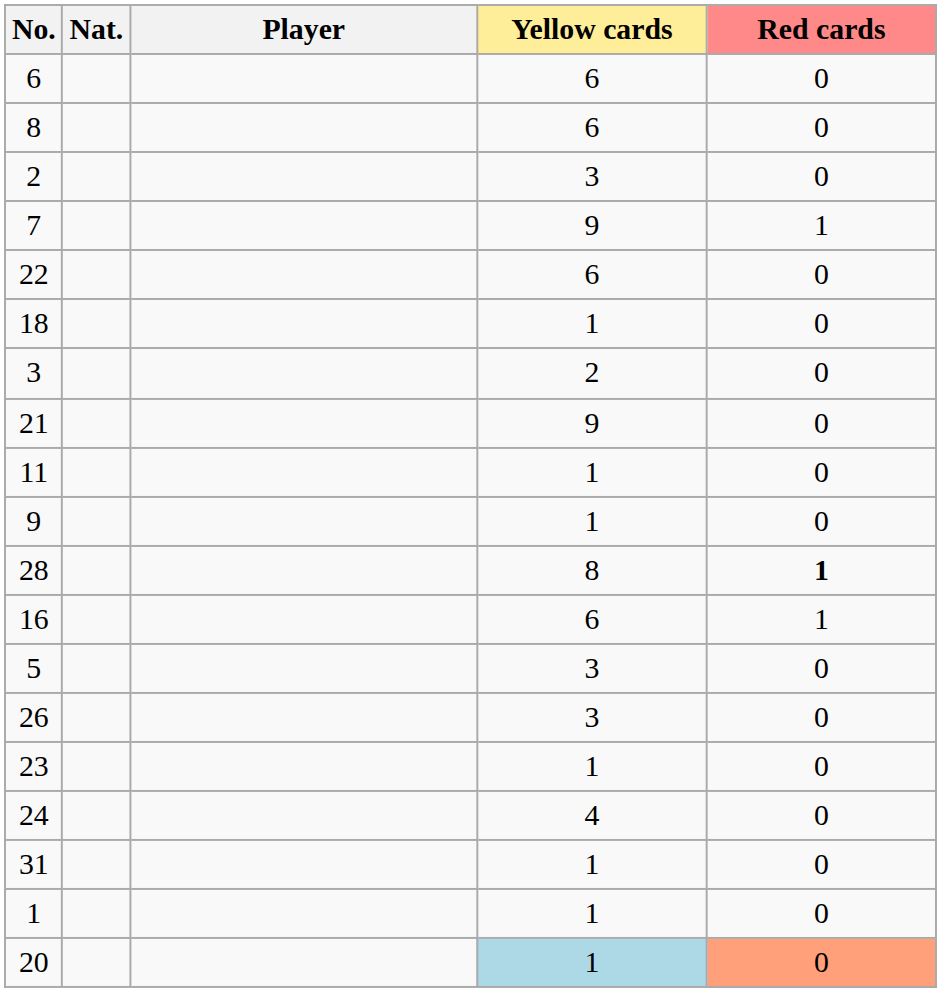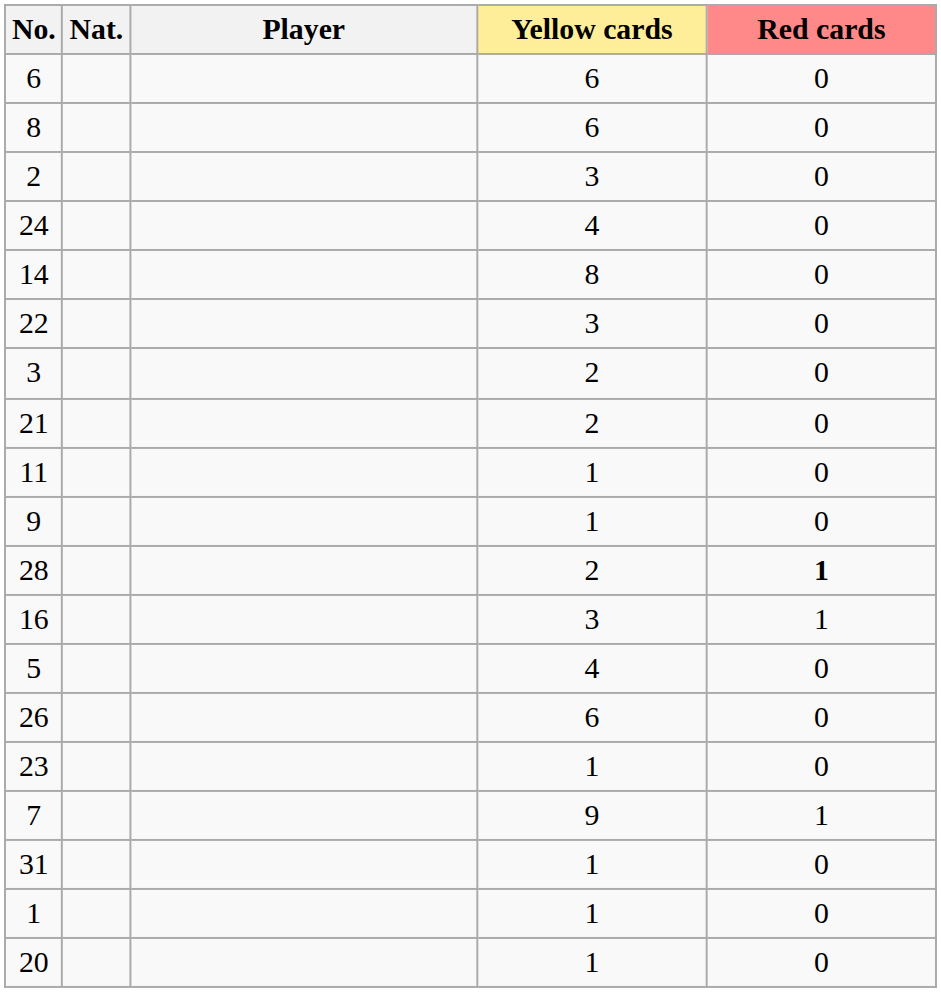rows swapped: (34, 225) <-> (34, 815)
+ row: (34, 274)
(592, 274) 6 -> (592, 323) 3
- row: (34, 323)
(592, 422) 9 -> (592, 422) 2
(592, 569) 8 -> (592, 569) 2
(592, 618) 6 -> (592, 618) 3
(592, 667) 3 -> (592, 667) 4
(592, 716) 3 -> (592, 716) 6
(592, 962) lightblue background -> (592, 962) no background
(821, 962) lightsalmon background -> (821, 962) no background
